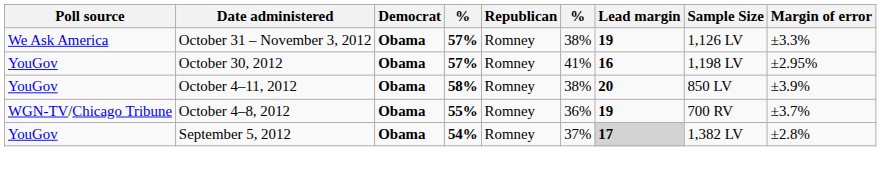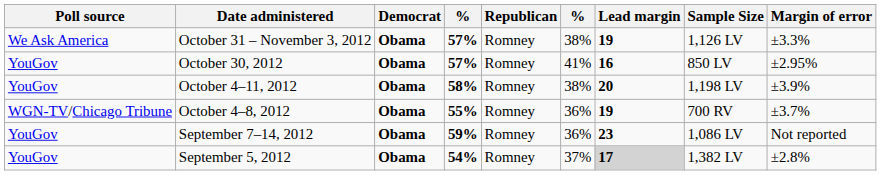(715, 63) 1,198 LV -> (710, 63) 850 LV
(710, 87) 850 LV -> (715, 87) 1,198 LV
+ row: (246, 134)
